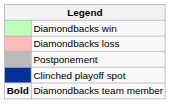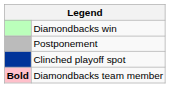- row: (76, 44)
(18, 91) no background -> (18, 75) pink background
